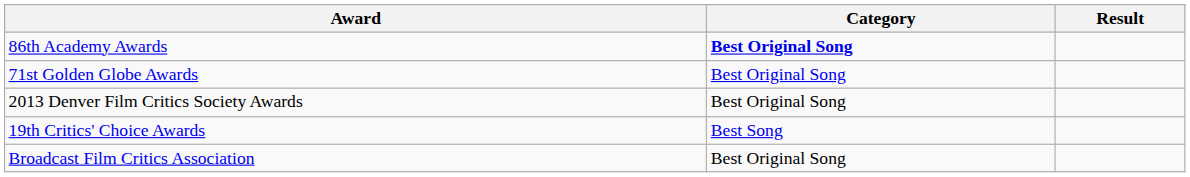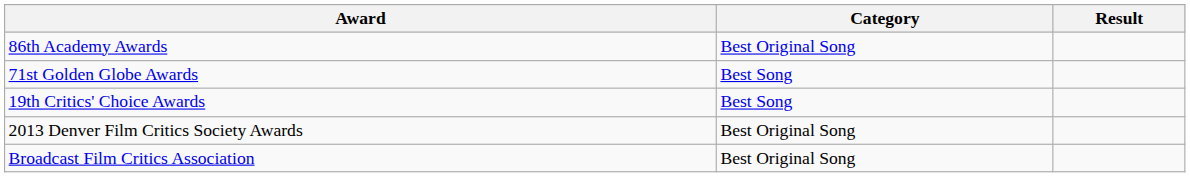(782, 46) bold -> (788, 46) normal
(778, 74) Best Original Song -> (756, 74) Best Song
rows swapped: (107, 130) <-> (156, 102)
